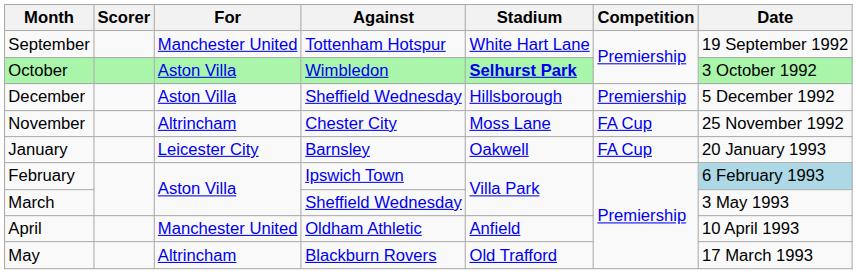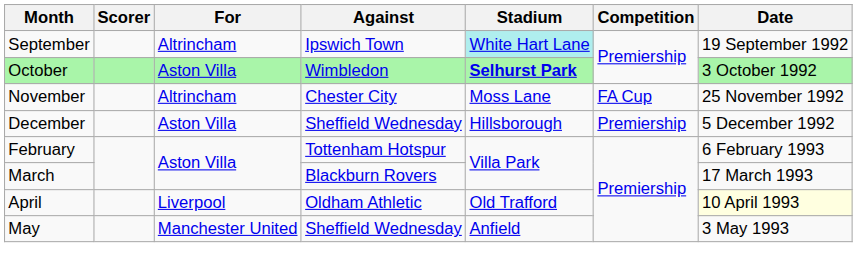(228, 44) Manchester United -> (197, 44) Altrincham
(375, 44) Tottenham Hotspur -> (354, 44) Ipswich Town
(530, 44) no background -> (530, 44) paleturquoise background
rows swapped: (47, 123) <-> (47, 96)
- row: (38, 149)
(354, 176) Ipswich Town -> (375, 149) Tottenham Hotspur
(763, 176) lightblue background -> (763, 149) no background
(383, 202) Sheffield Wednesday -> (371, 176) Blackburn Rovers
(746, 202) 3 May 1993 -> (758, 176) 17 March 1993
(228, 228) Manchester United -> (192, 202) Liverpool
(495, 228) Anfield -> (513, 202) Old Trafford
(751, 228) no background -> (751, 202) lightyellow background
(197, 255) Altrincham -> (228, 228) Manchester United
(371, 255) Blackburn Rovers -> (383, 228) Sheffield Wednesday
(513, 255) Old Trafford -> (495, 228) Anfield
(758, 255) 17 March 1993 -> (746, 228) 3 May 1993
